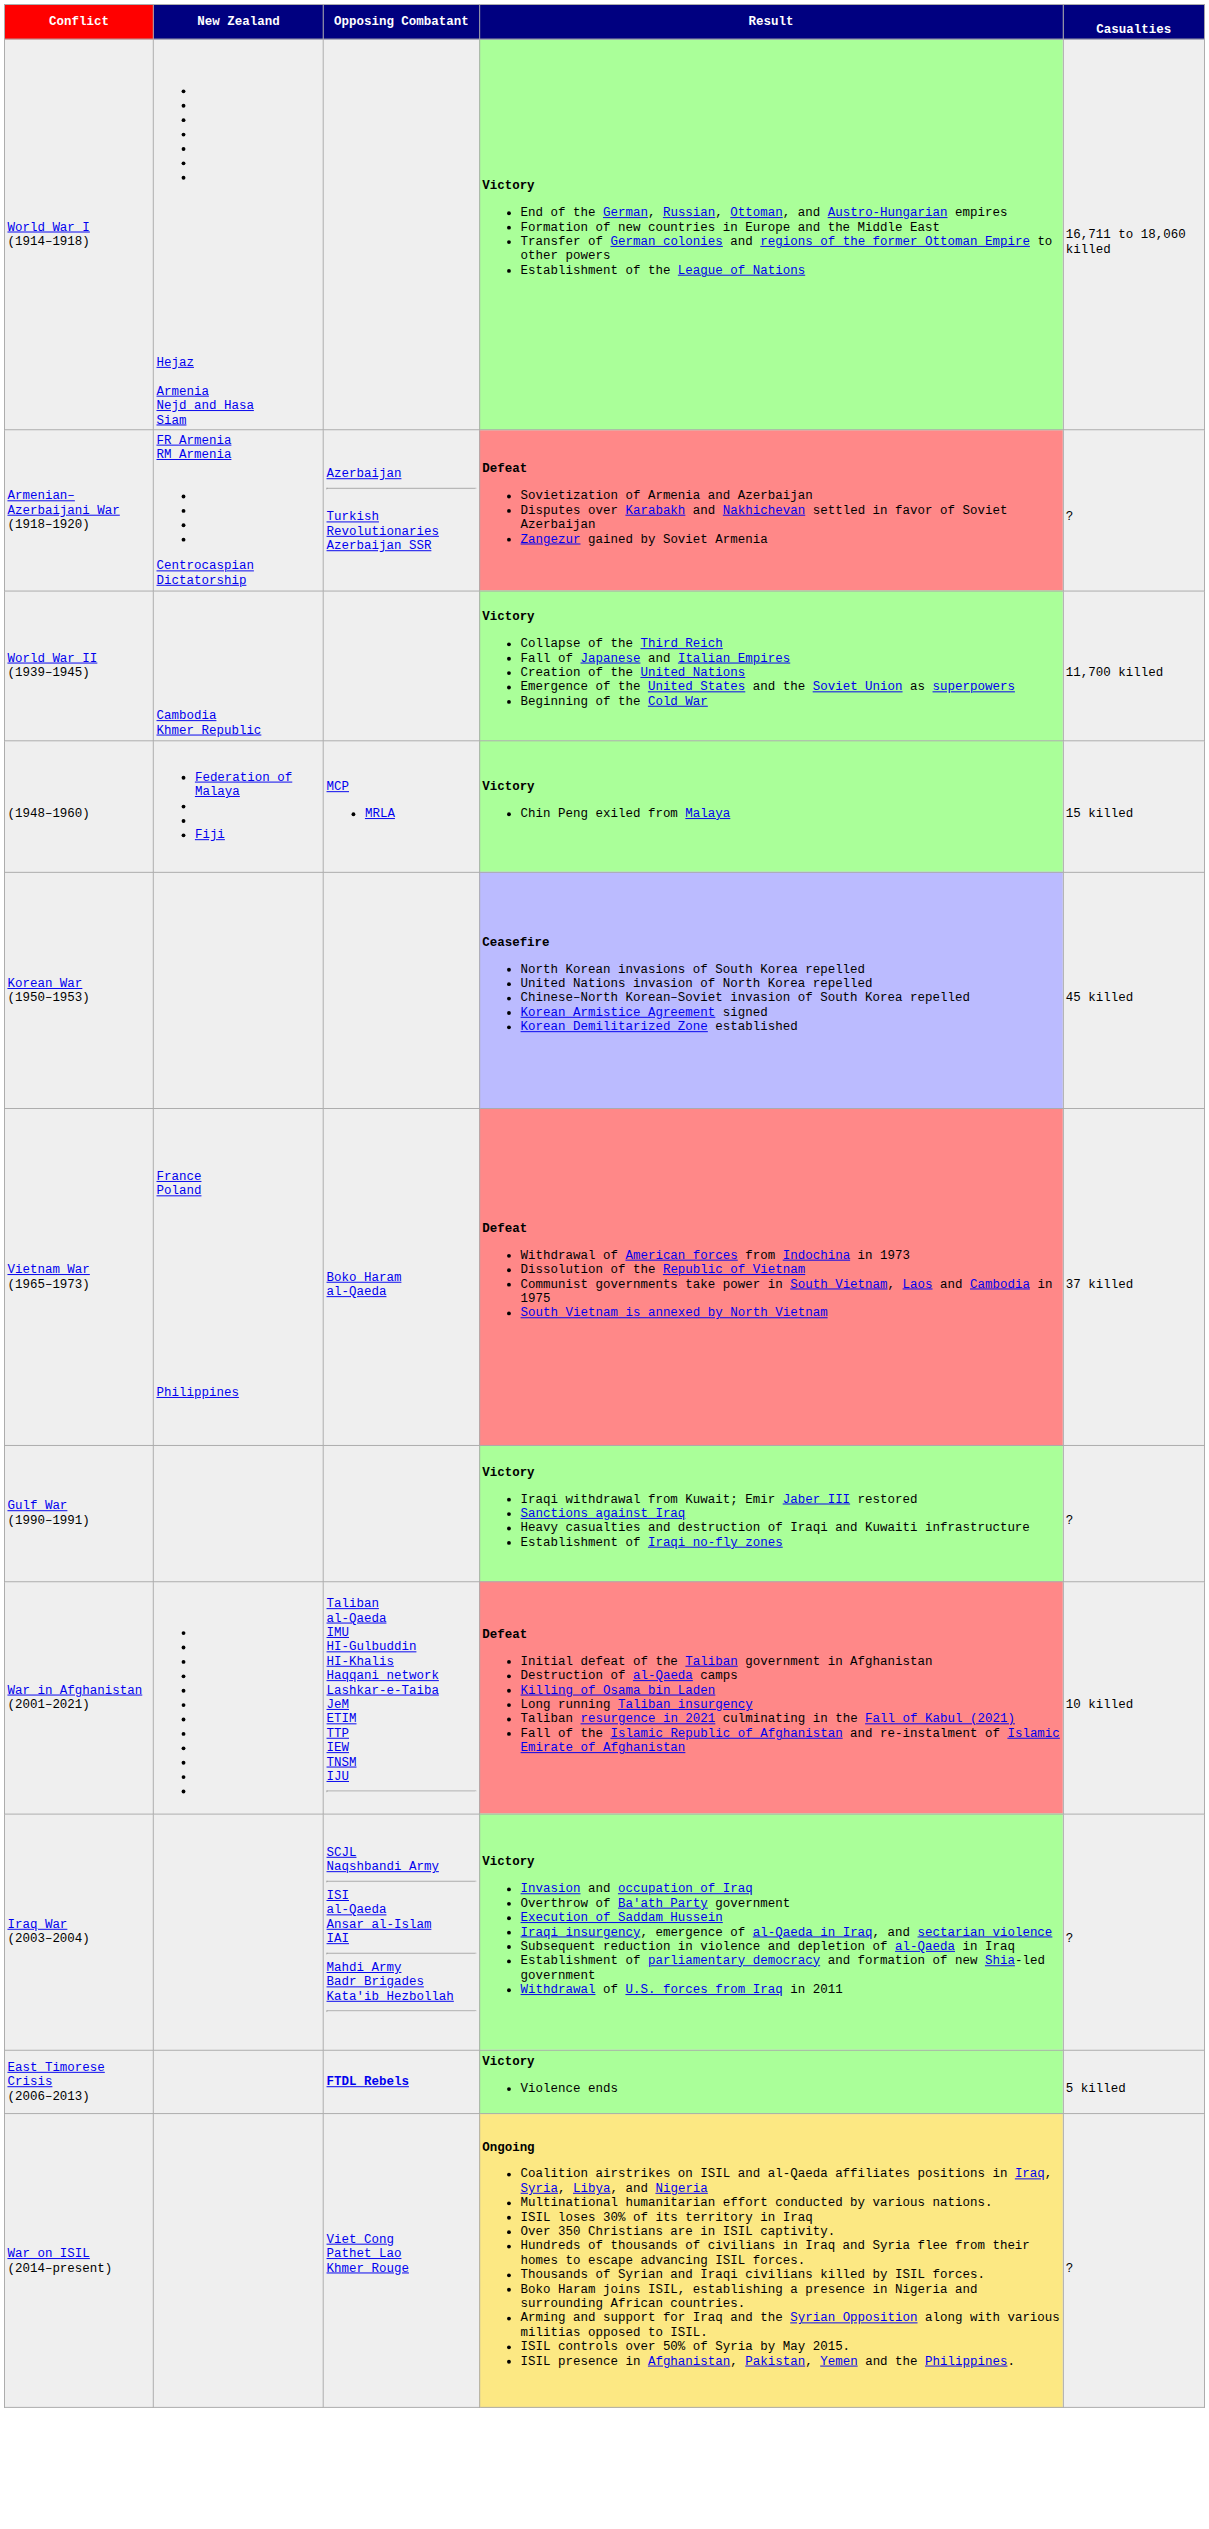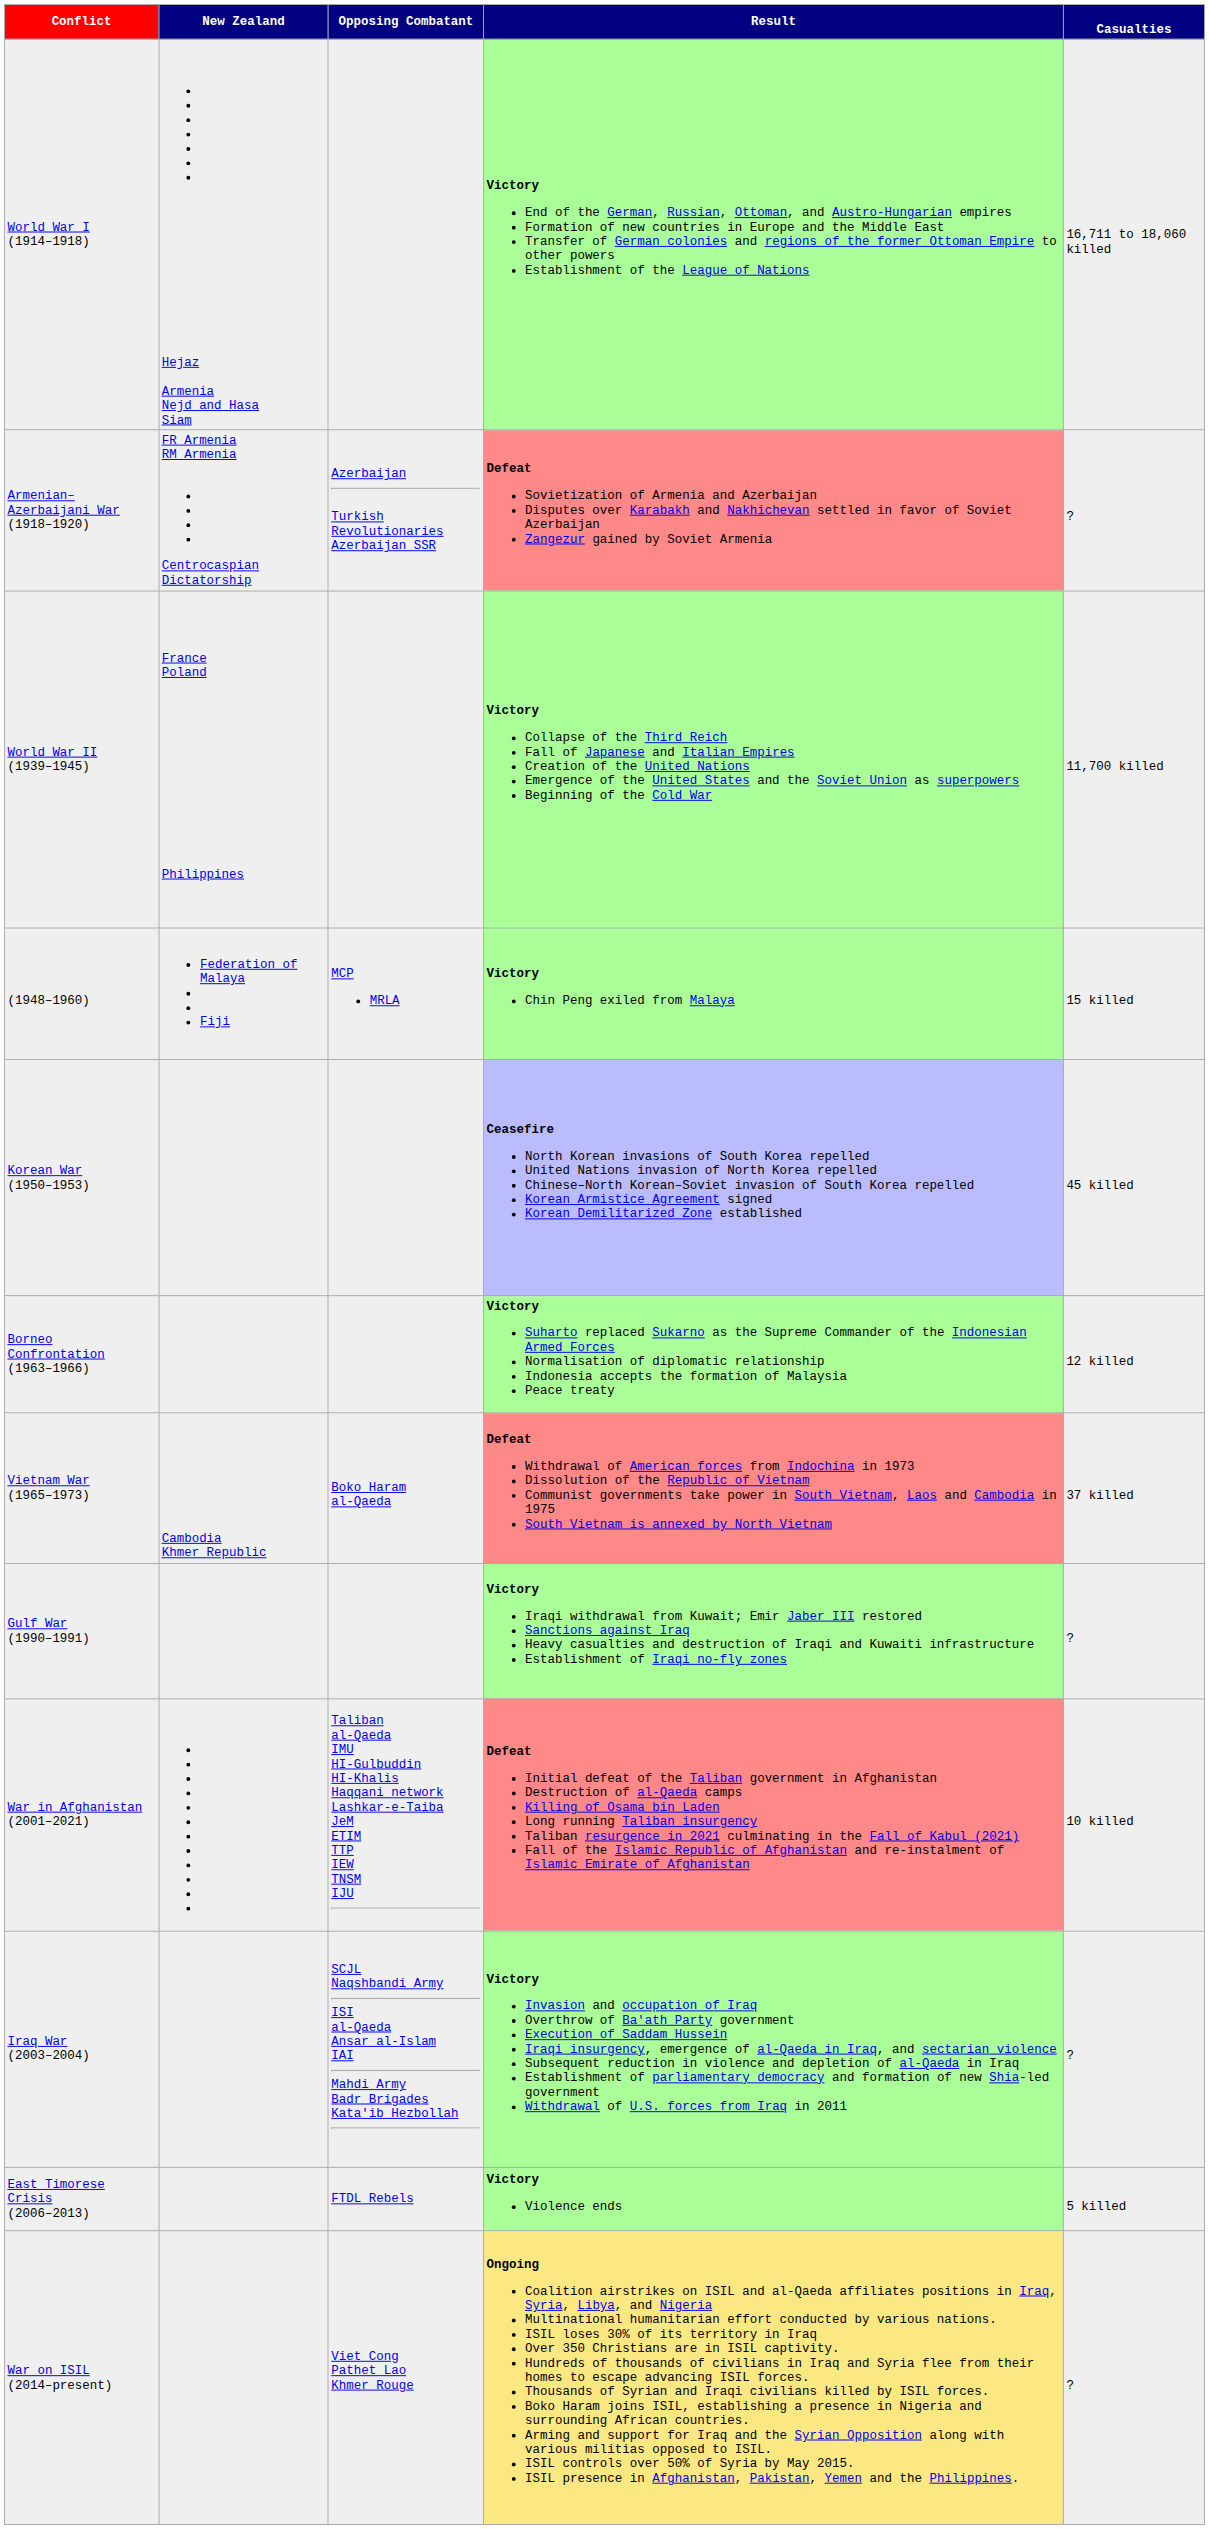(209, 723) Cambodia Khmer Republic -> (203, 766) France Poland Philippines
+ row: (56, 1354)
(198, 1284) France Poland Philippines -> (214, 1546) Cambodia Khmer Republic
(368, 2082) bold -> (372, 2199) normal
